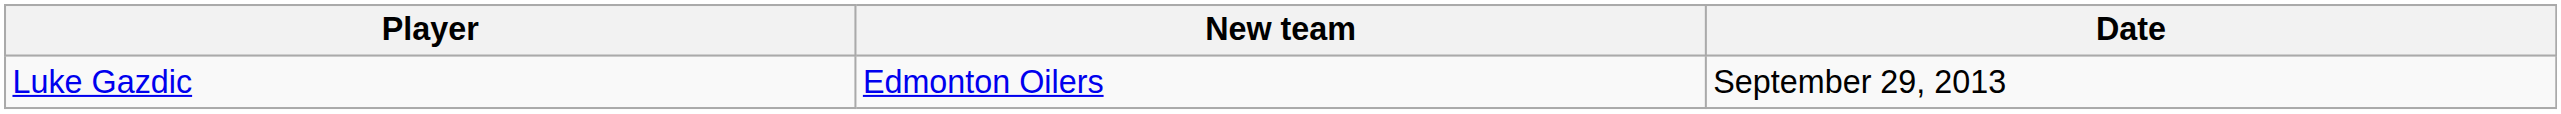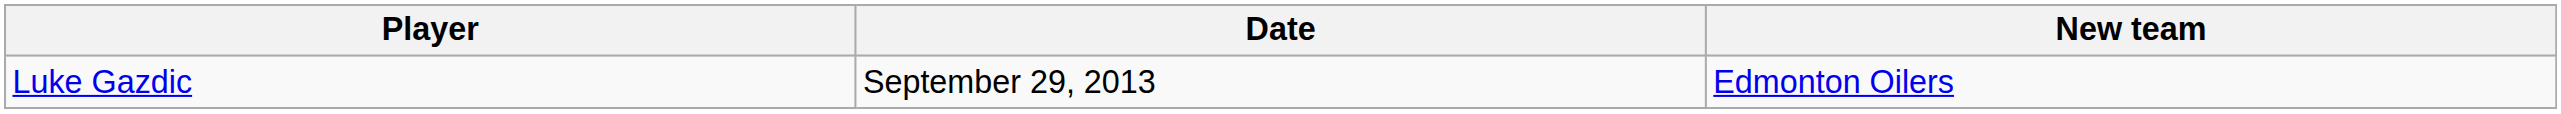columns swapped: (1281, 30) <-> (2131, 30)
